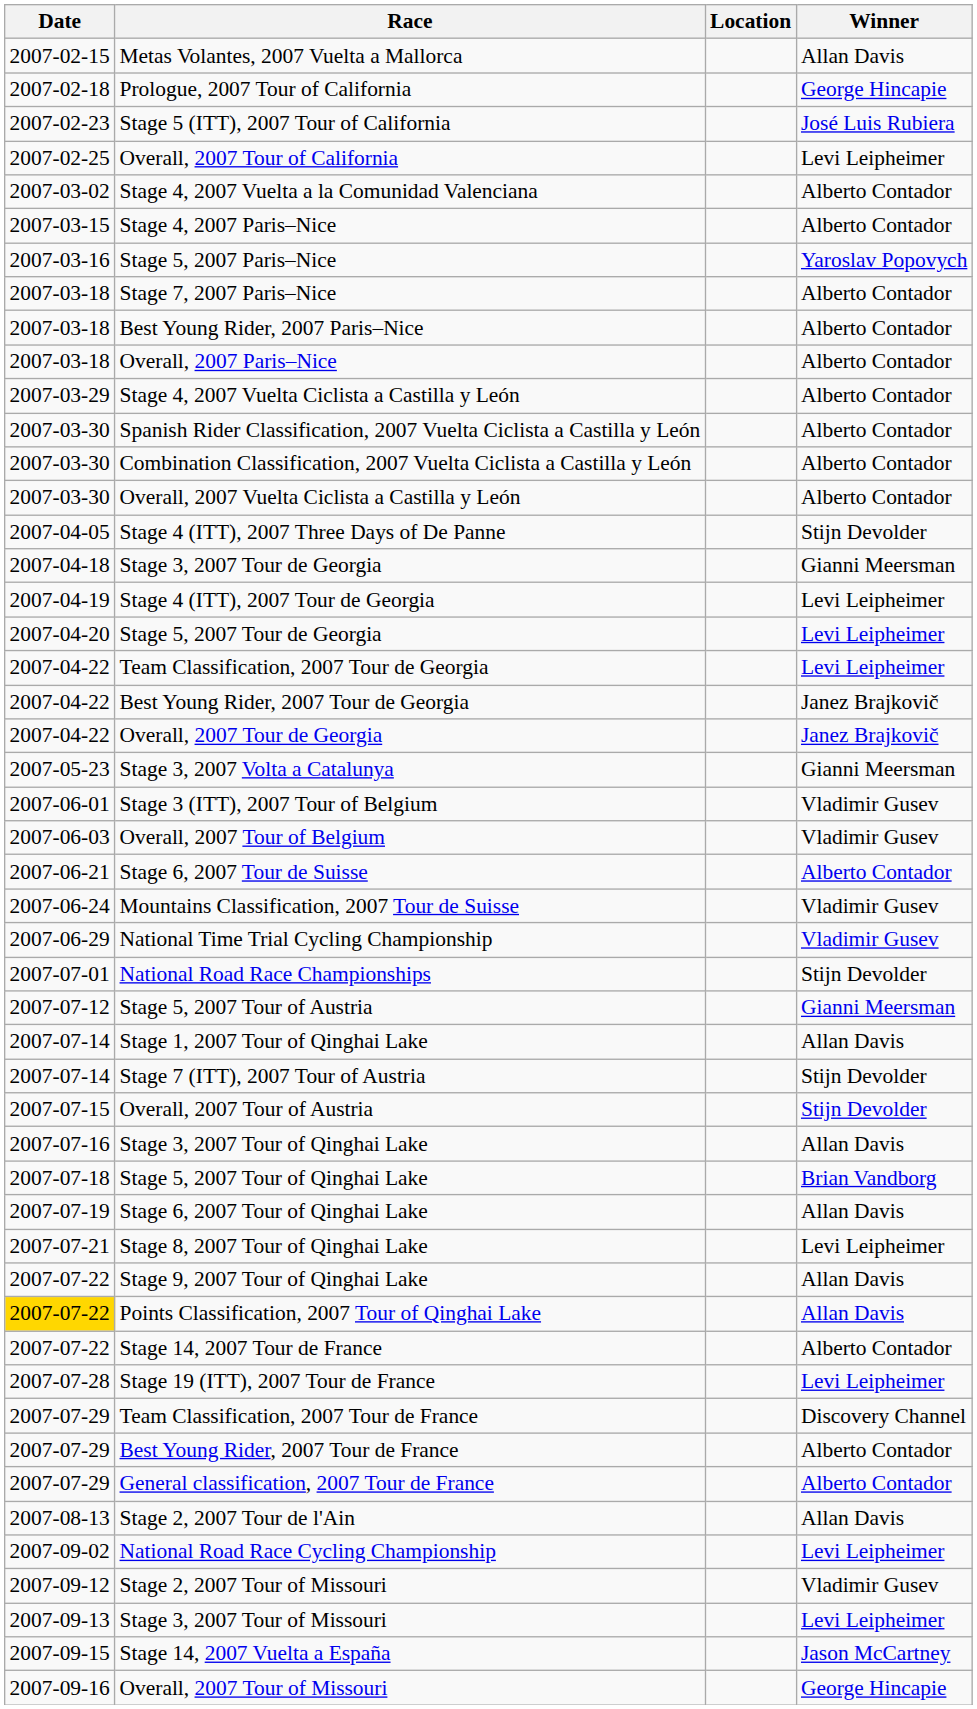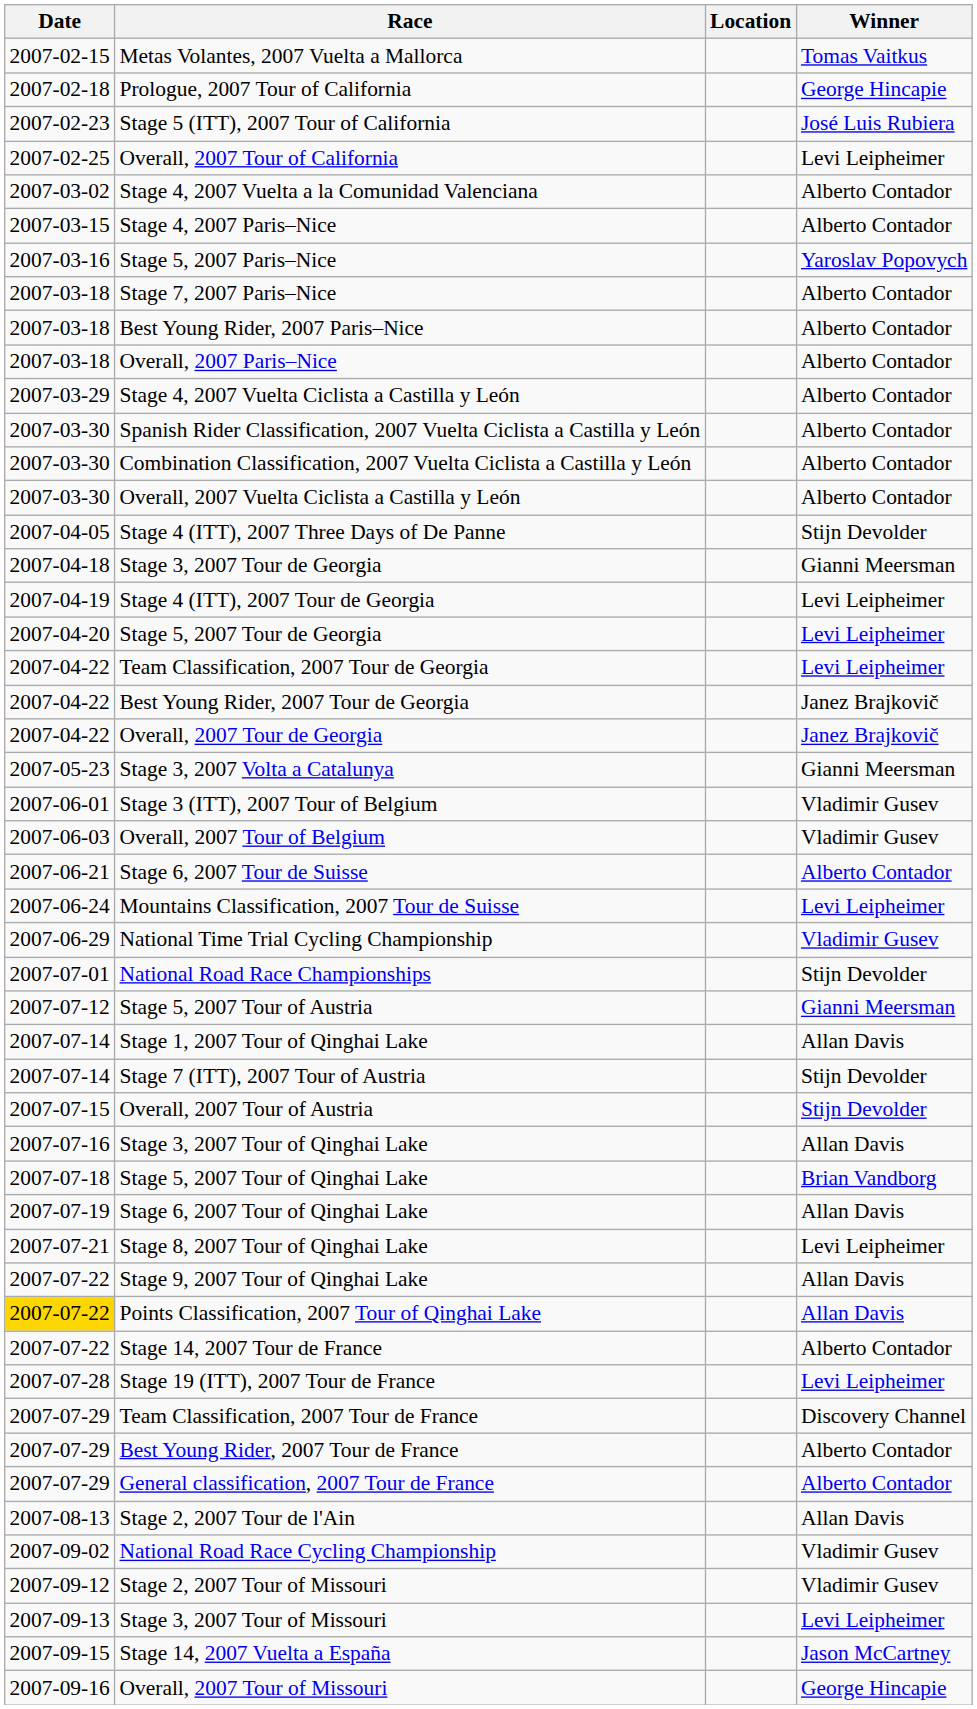(852, 55) Allan Davis -> (864, 55) Tomas Vaitkus
(870, 905) Vladimir Gusev -> (873, 905) Levi Leipheimer
(873, 1551) Levi Leipheimer -> (870, 1551) Vladimir Gusev
